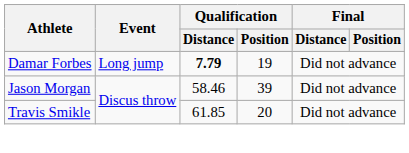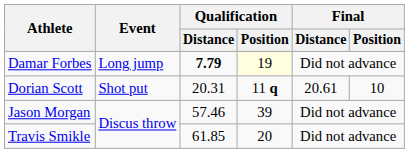(265, 64) no background -> (265, 64) lightyellow background
+ row: (45, 88)
(209, 88) 58.46 -> (209, 112) 57.46
